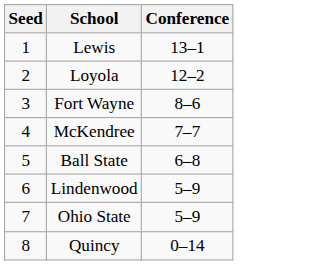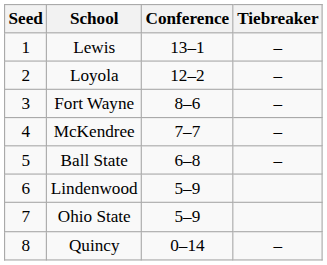+ column: (278, 18)
